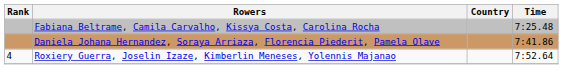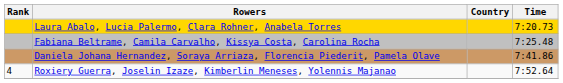+ row: (188, 27)
